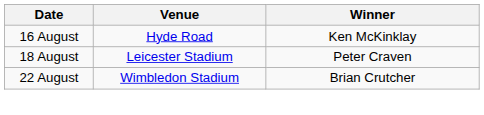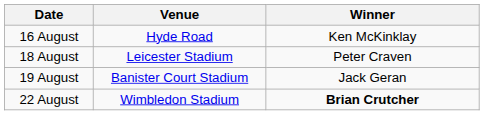+ row: (49, 78)
(372, 78) normal -> (372, 99) bold
